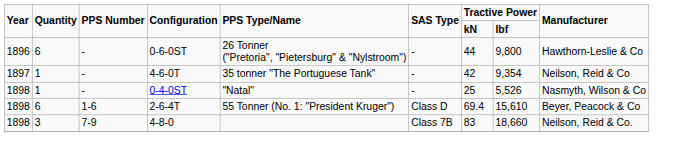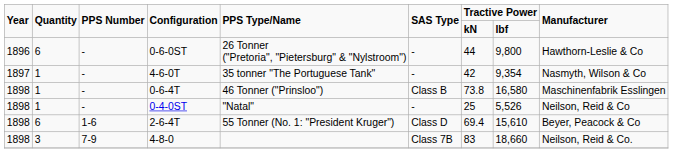(586, 73) Neilson, Reid & Co -> (594, 73) Nasmyth, Wilson & Co
+ row: (165, 90)
(594, 90) Nasmyth, Wilson & Co -> (586, 106) Neilson, Reid & Co
